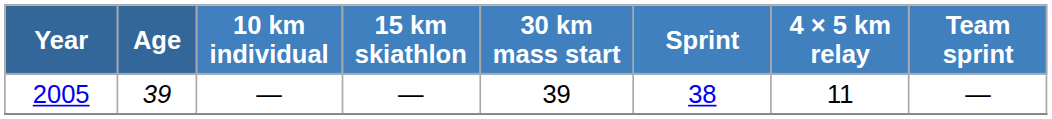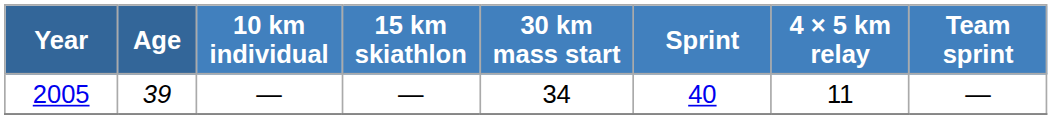(557, 94) 39 -> (557, 94) 34
(702, 94) 38 -> (702, 94) 40
